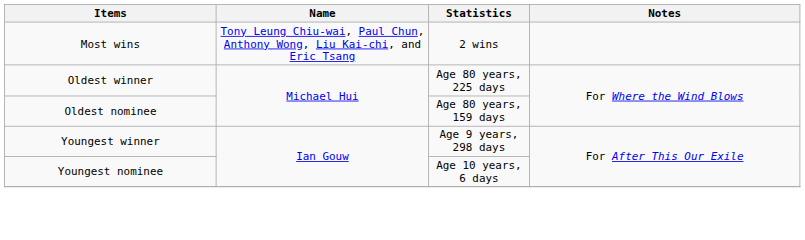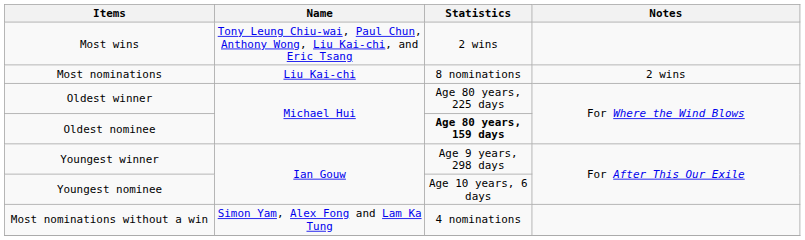+ row: (109, 74)
(479, 111) normal -> (478, 129) bold
+ row: (109, 220)
